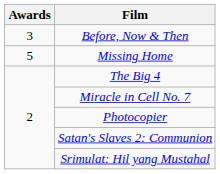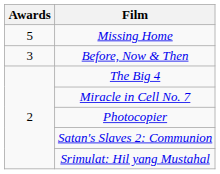rows swapped: (135, 55) <-> (135, 35)
